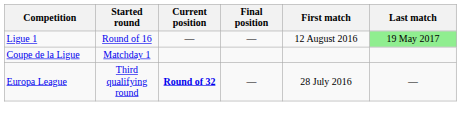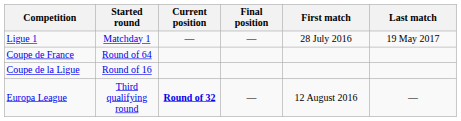(127, 39) Round of 16 -> (127, 39) Matchday 1
(326, 39) 12 August 2016 -> (326, 39) 28 July 2016
(413, 39) lightgreen background -> (413, 39) no background
+ row: (40, 54)
(127, 54) Matchday 1 -> (127, 70) Round of 16
(326, 81) 28 July 2016 -> (326, 97) 12 August 2016
